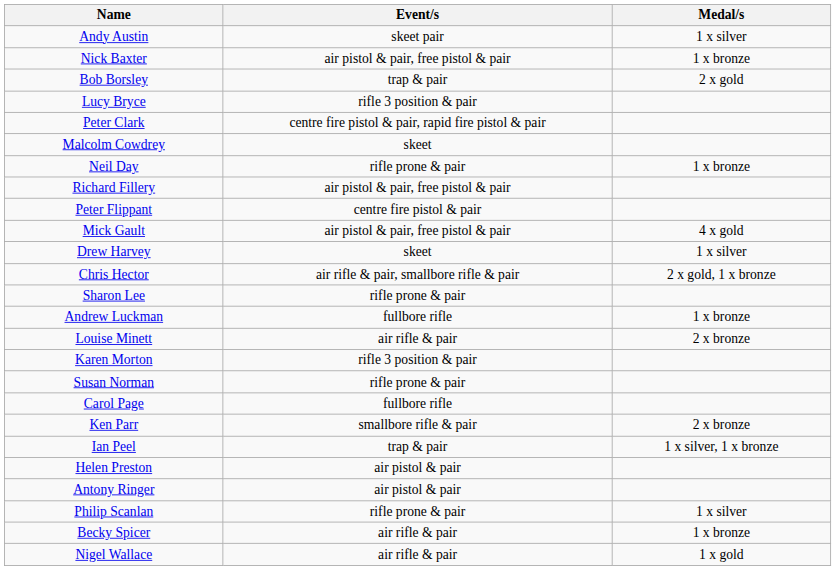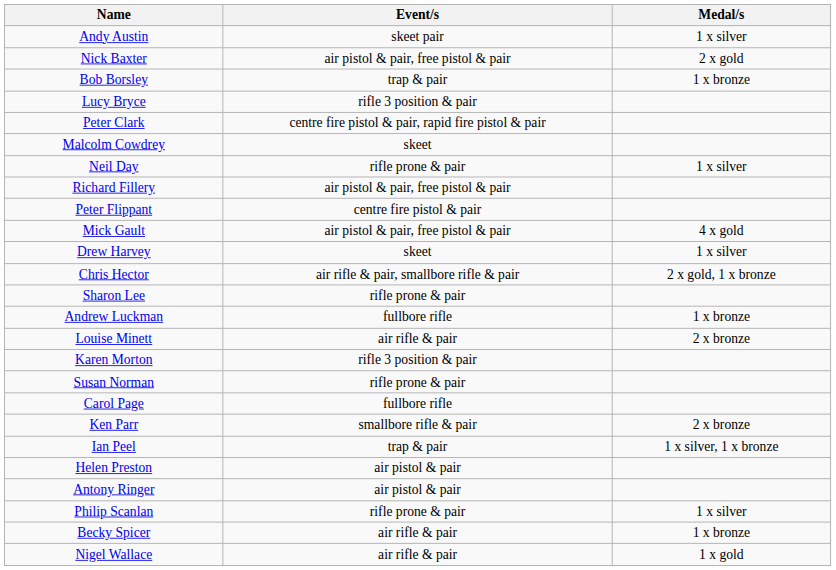(721, 58) 1 x bronze -> (721, 58) 2 x gold
(721, 79) 2 x gold -> (721, 79) 1 x bronze
(721, 166) 1 x bronze -> (721, 166) 1 x silver
